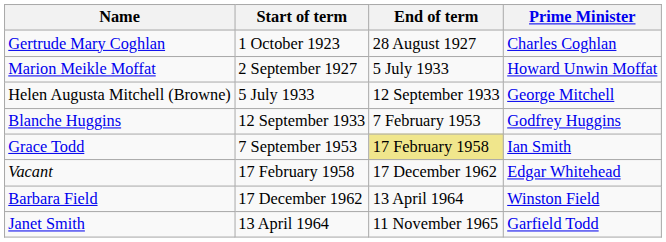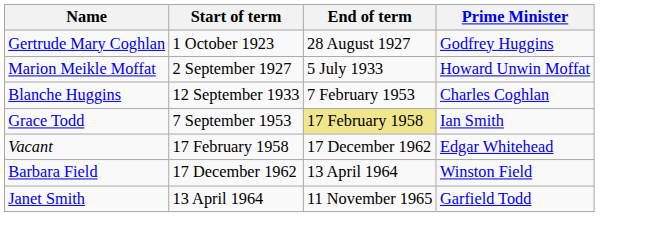(562, 43) Charles Coghlan -> (497, 43) Godfrey Huggins
- row: (120, 95)
(564, 120) Godfrey Huggins -> (495, 95) Charles Coghlan
